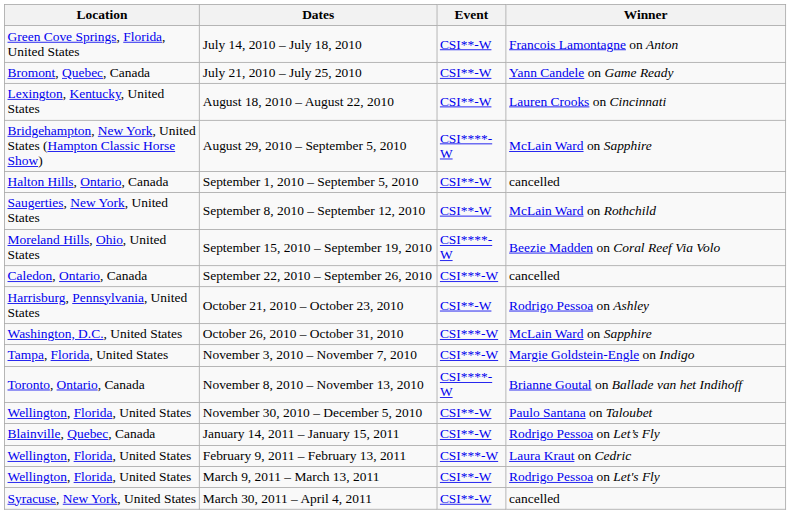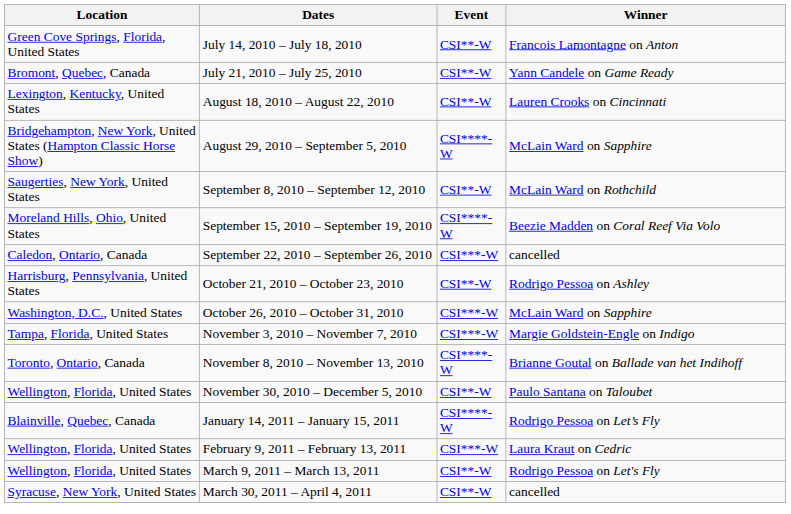- row: (311, 182)
(466, 434) CSI**-W -> (466, 420) CSI****-W
